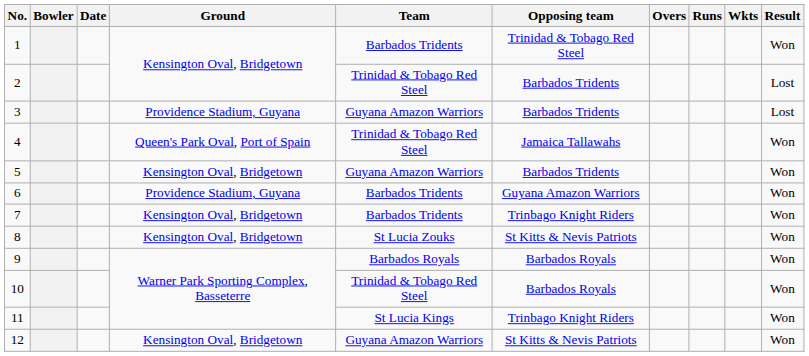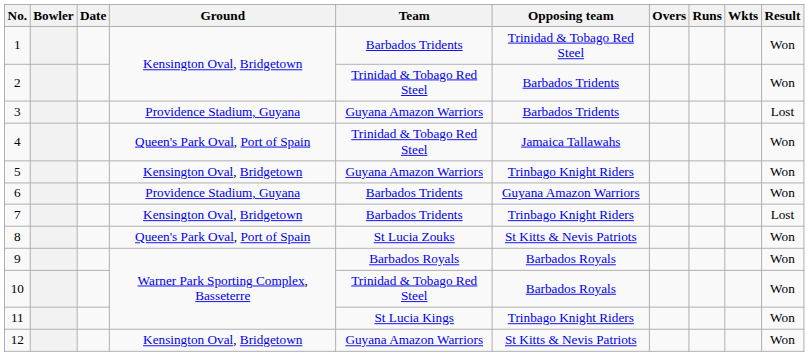(782, 82) Lost -> (782, 82) Won
(571, 171) Barbados Tridents -> (571, 171) Trinbago Knight Riders
(782, 215) Won -> (782, 215) Lost
(223, 237) Kensington Oval, Bridgetown -> (223, 237) Queen's Park Oval, Port of Spain
